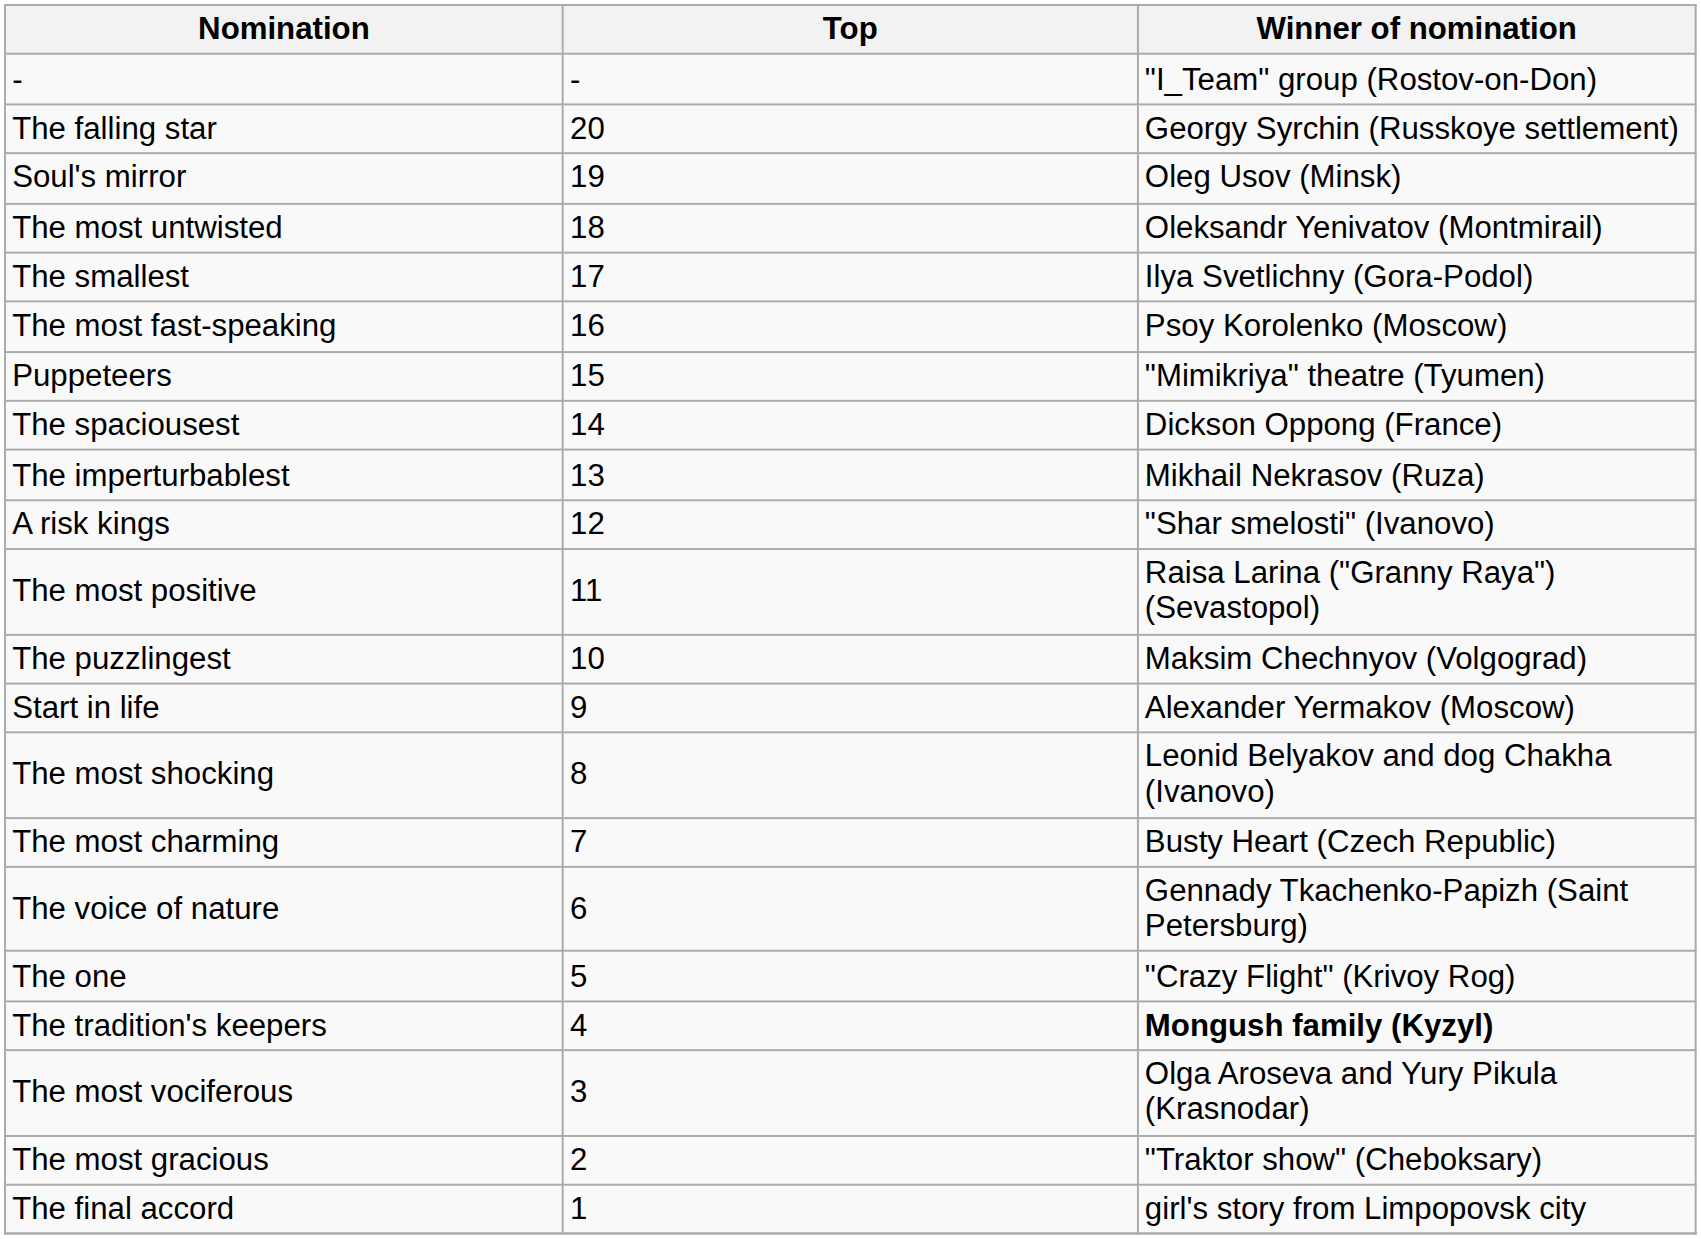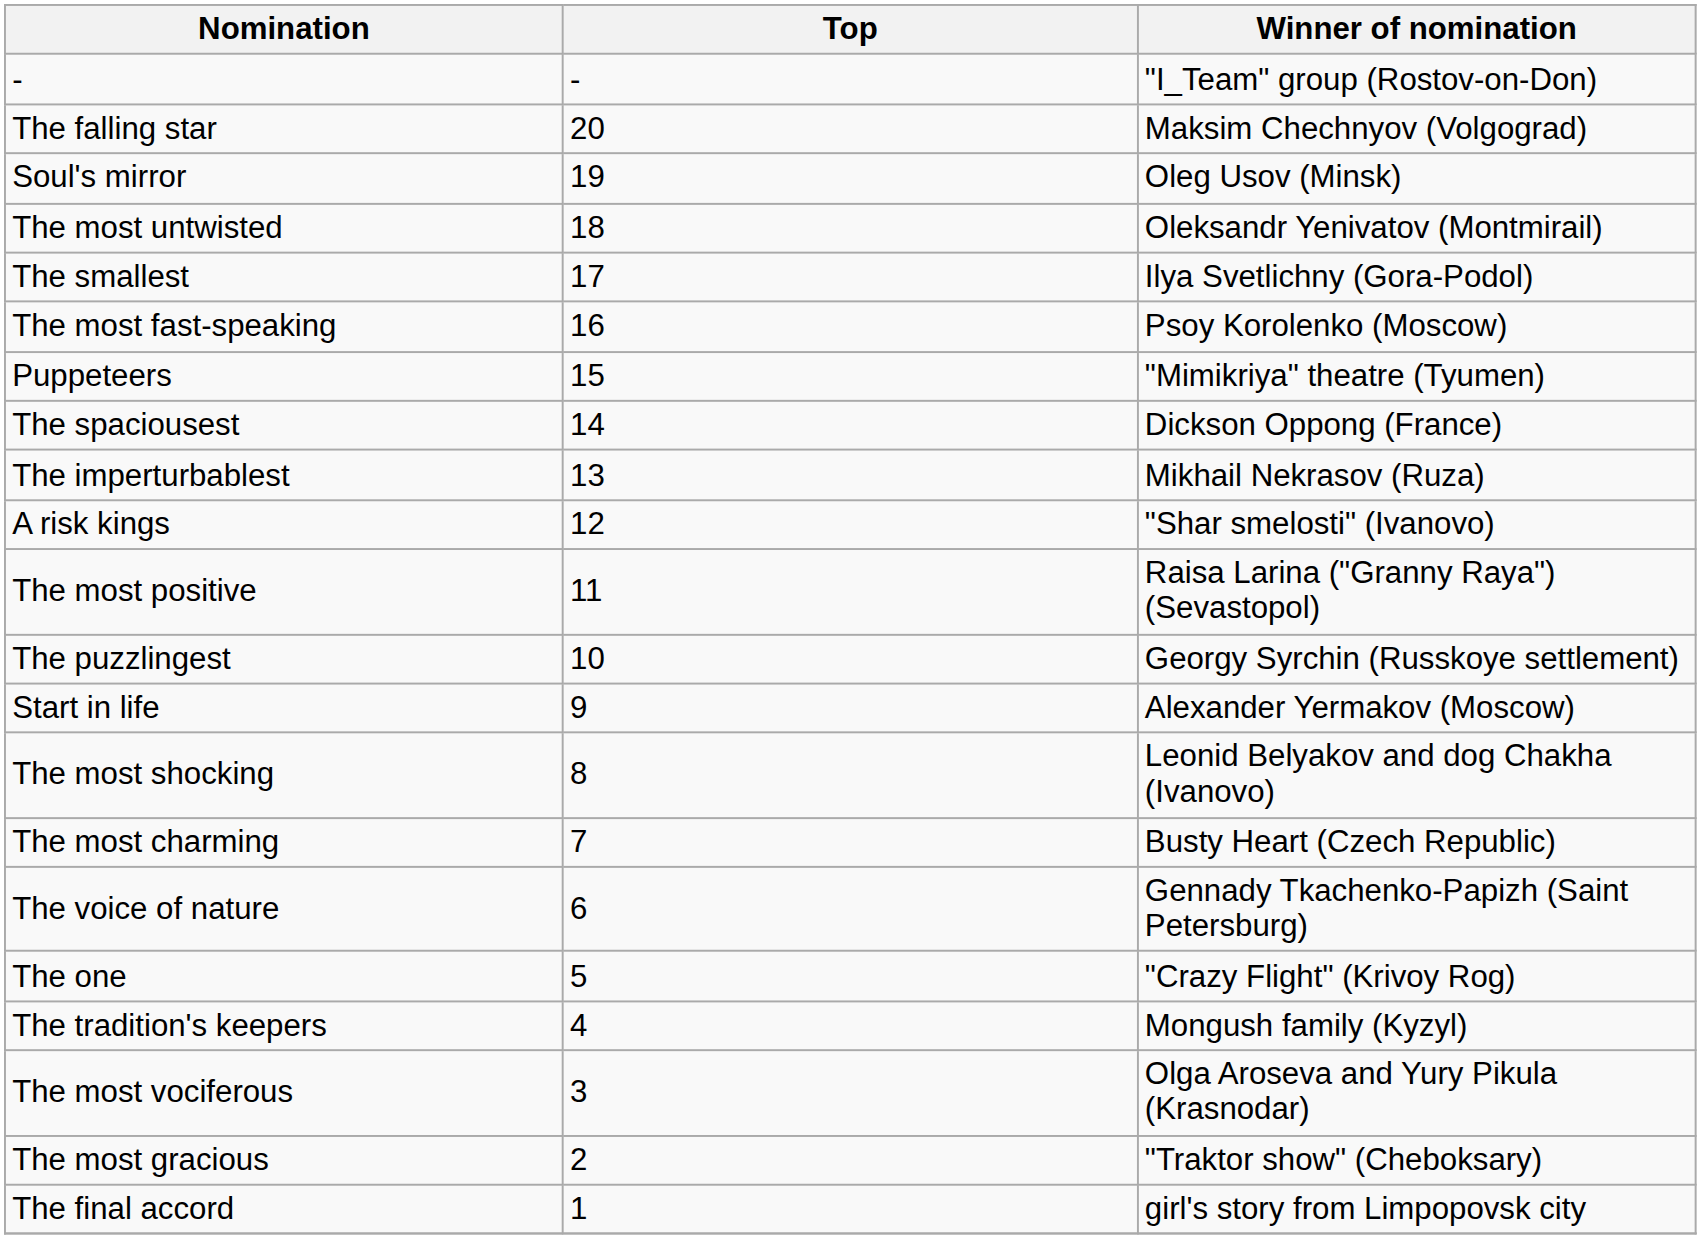(1412, 128) Georgy Syrchin (Russkoye settlement) -> (1366, 128) Maksim Chechnyov (Volgograd)
(1366, 658) Maksim Chechnyov (Volgograd) -> (1412, 658) Georgy Syrchin (Russkoye settlement)
(1319, 1025) bold -> (1306, 1025) normal
